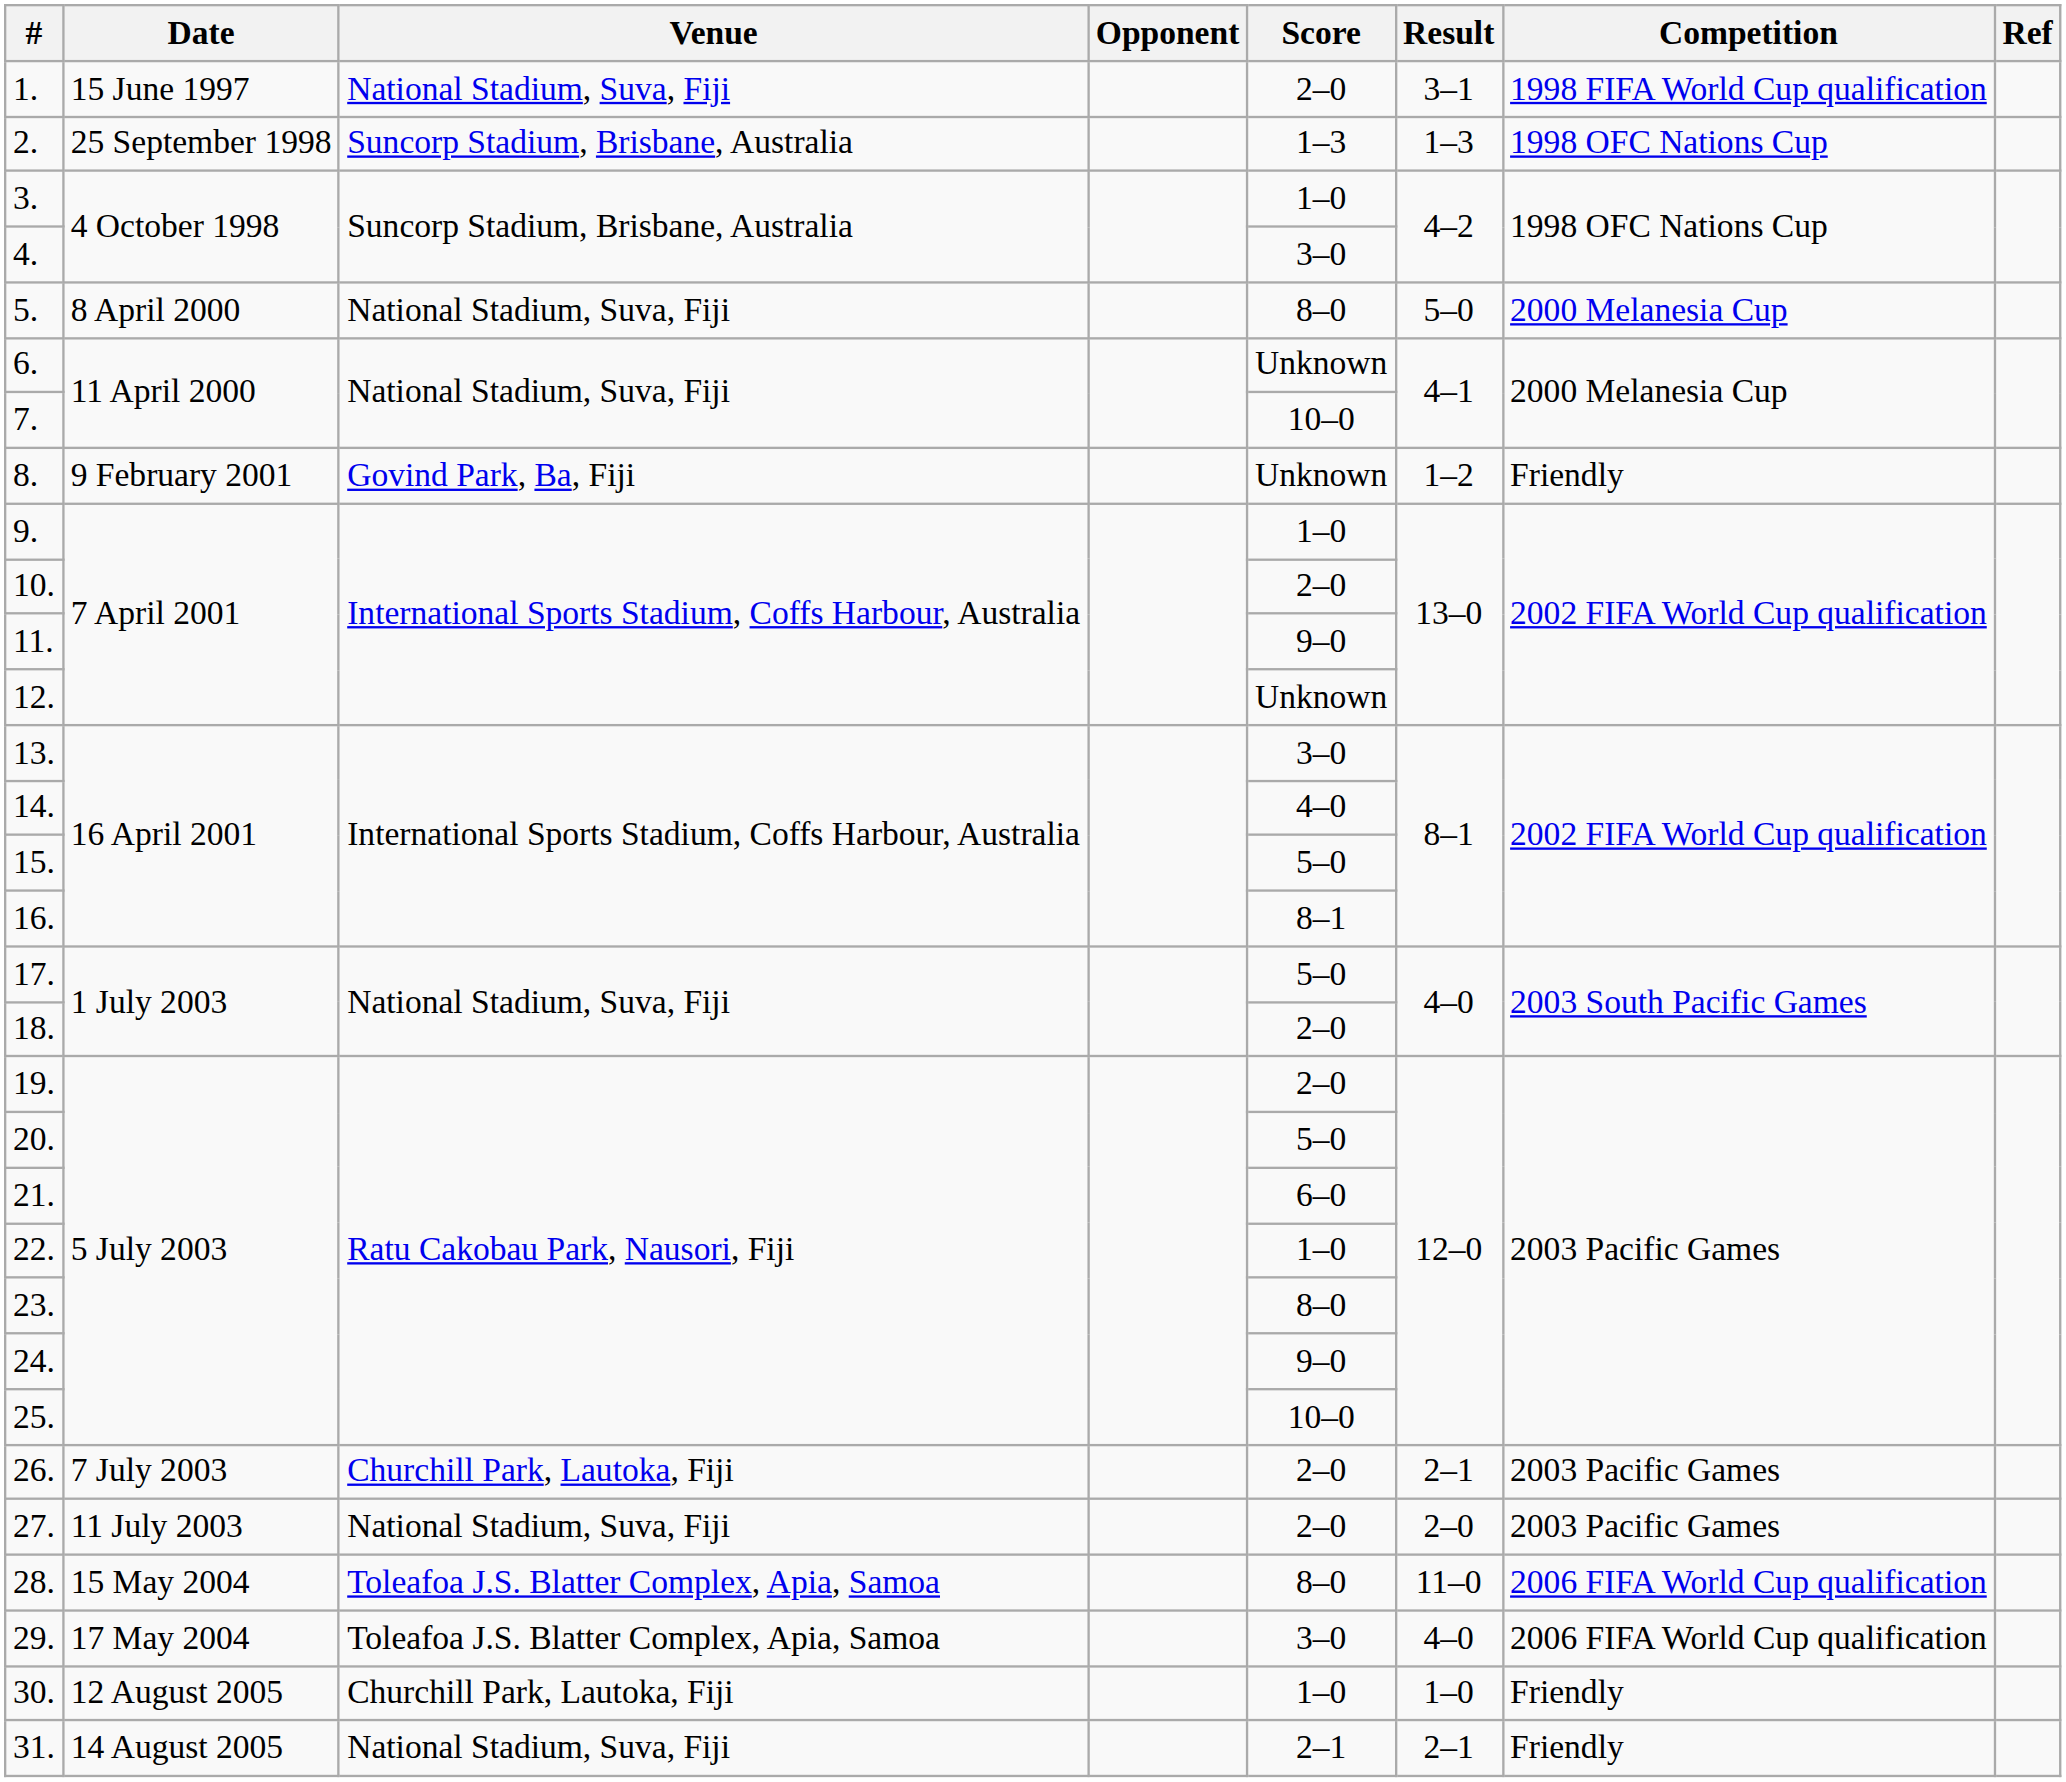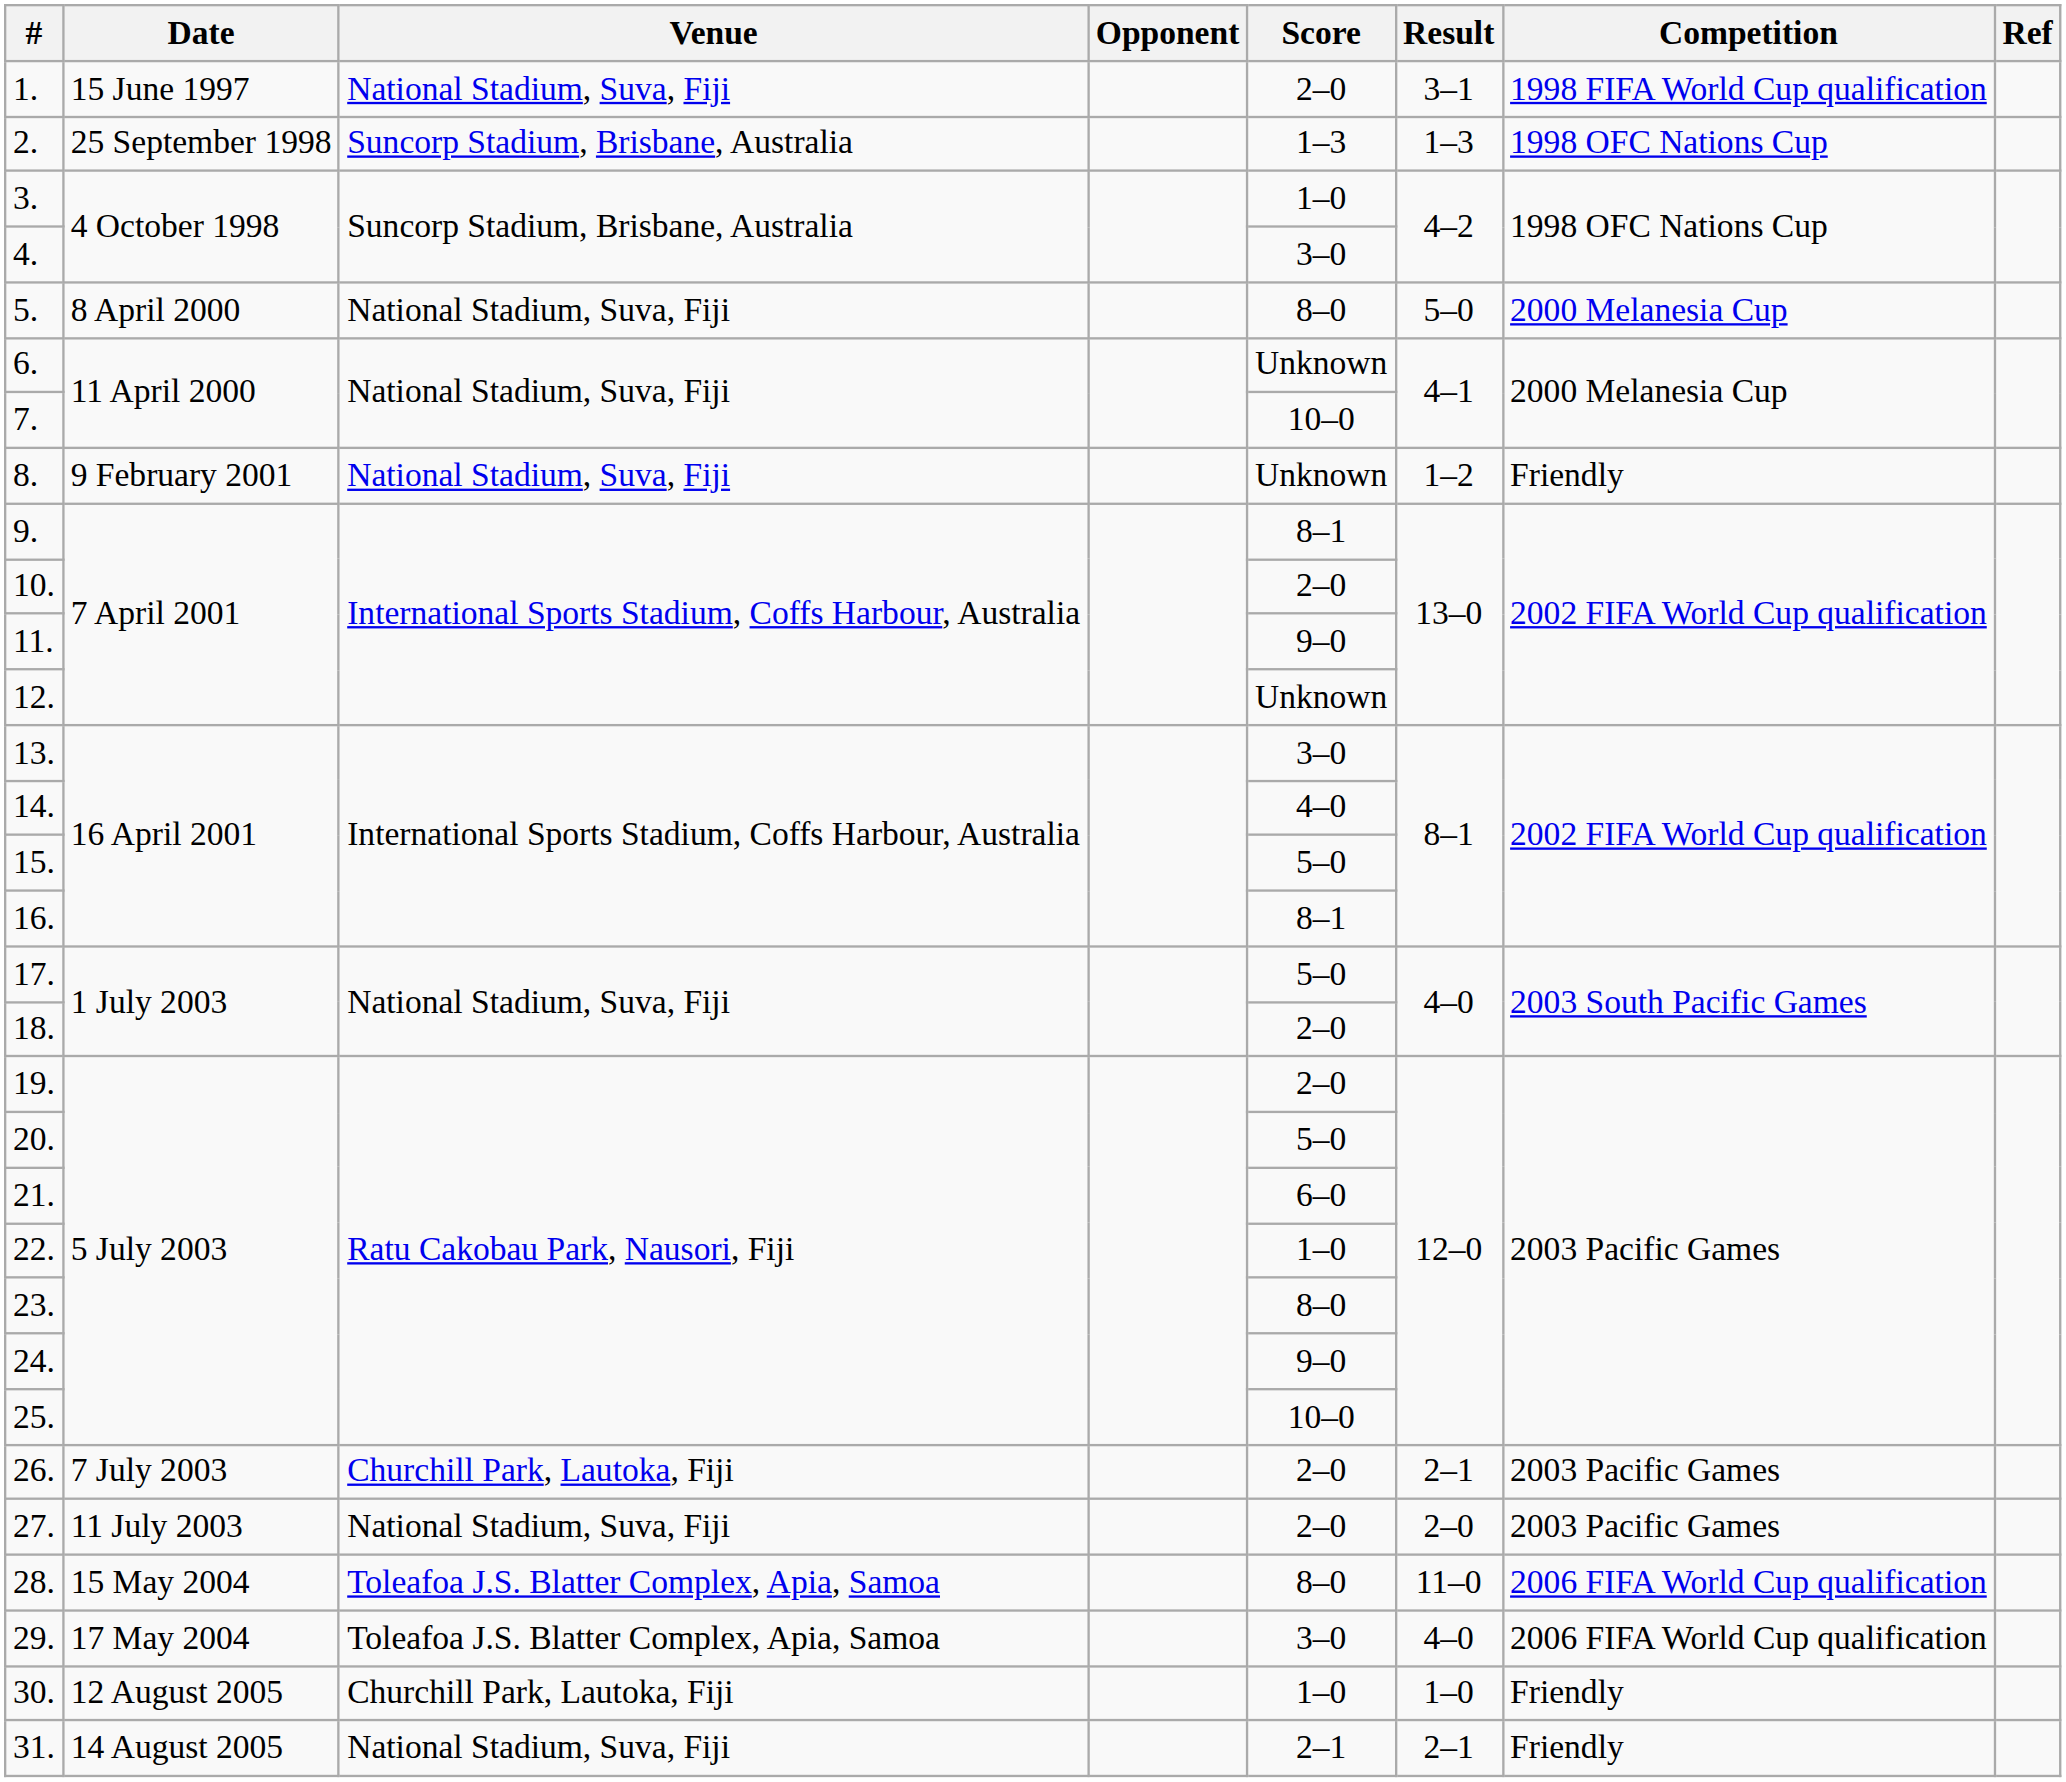(491, 475) Govind Park, Ba, Fiji -> (539, 475) National Stadium, Suva, Fiji
(1321, 530) 1–0 -> (1321, 530) 8–1
